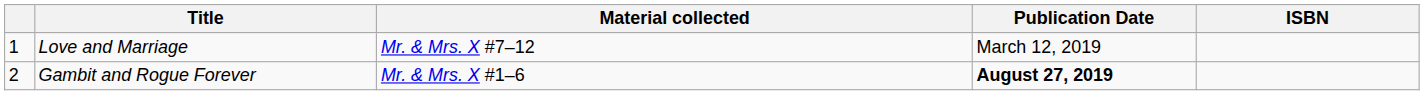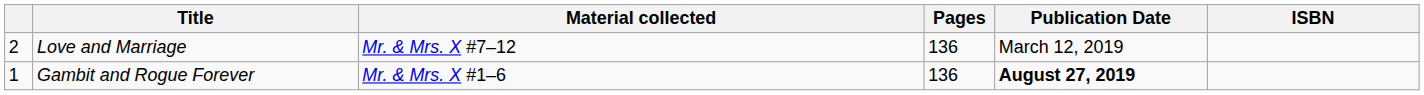+ column: (959, 18)
(14, 47) 1 -> (14, 47) 2
(14, 75) 2 -> (14, 75) 1
